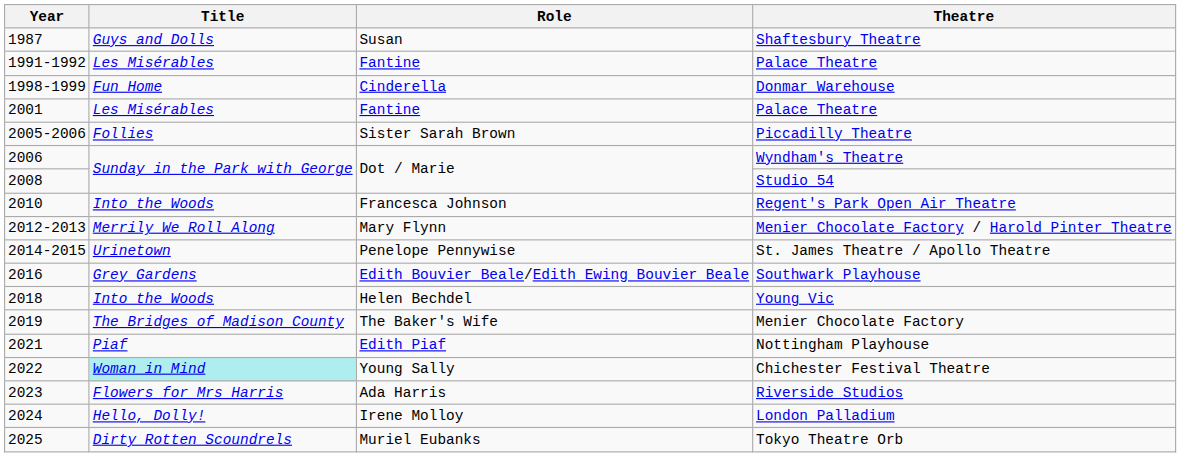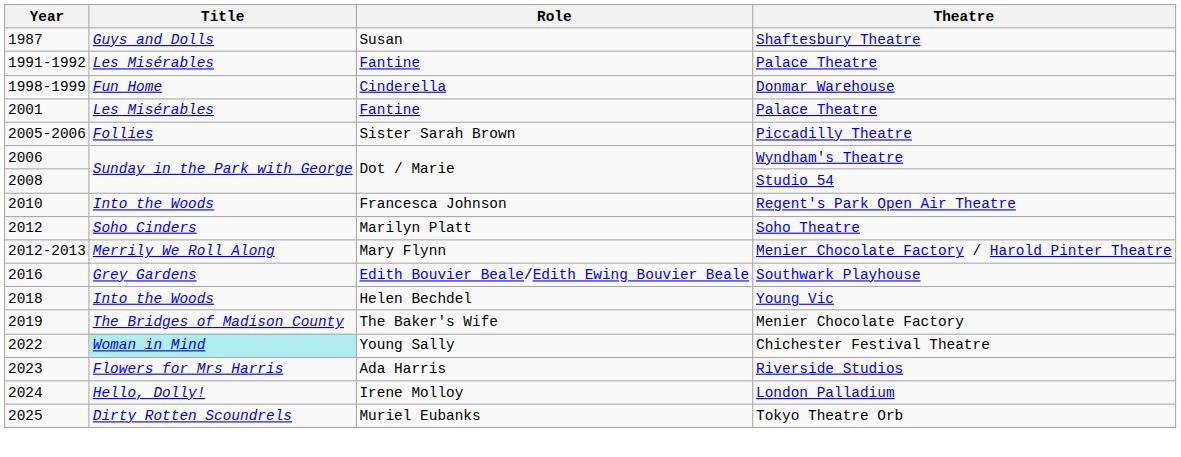+ row: (25, 228)
- row: (47, 251)
- row: (25, 346)
